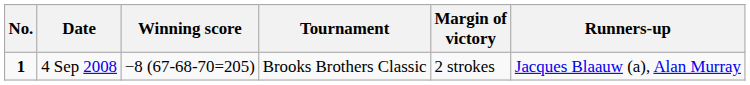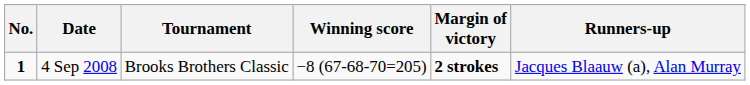columns swapped: (345, 28) <-> (190, 28)
(465, 66) normal -> (466, 66) bold
